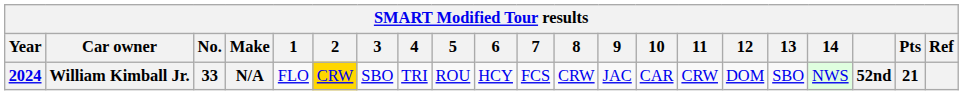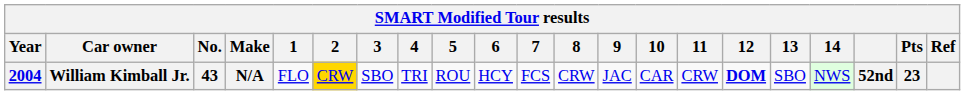(25, 75) 2024 -> (25, 75) 2004
(210, 75) 33 -> (210, 75) 43
(745, 75) normal -> (746, 75) bold
(910, 75) 21 -> (912, 75) 23
